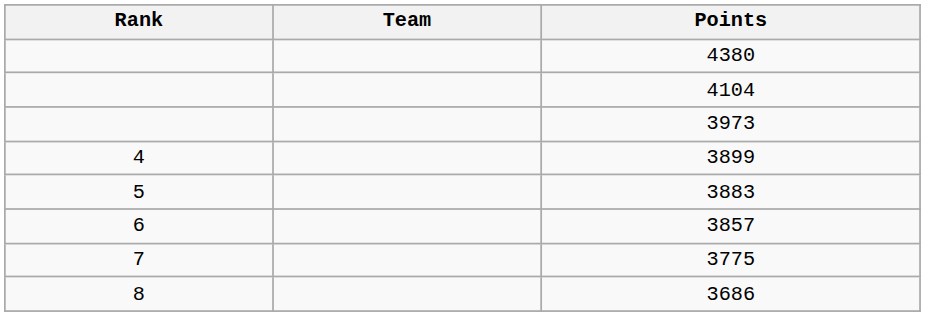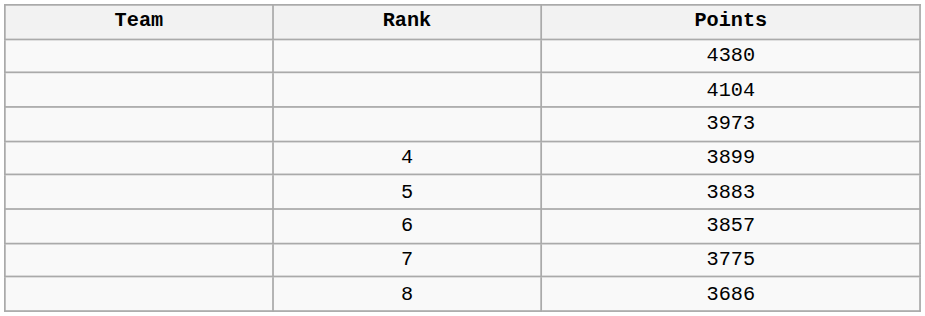columns swapped: (139, 22) <-> (407, 22)
